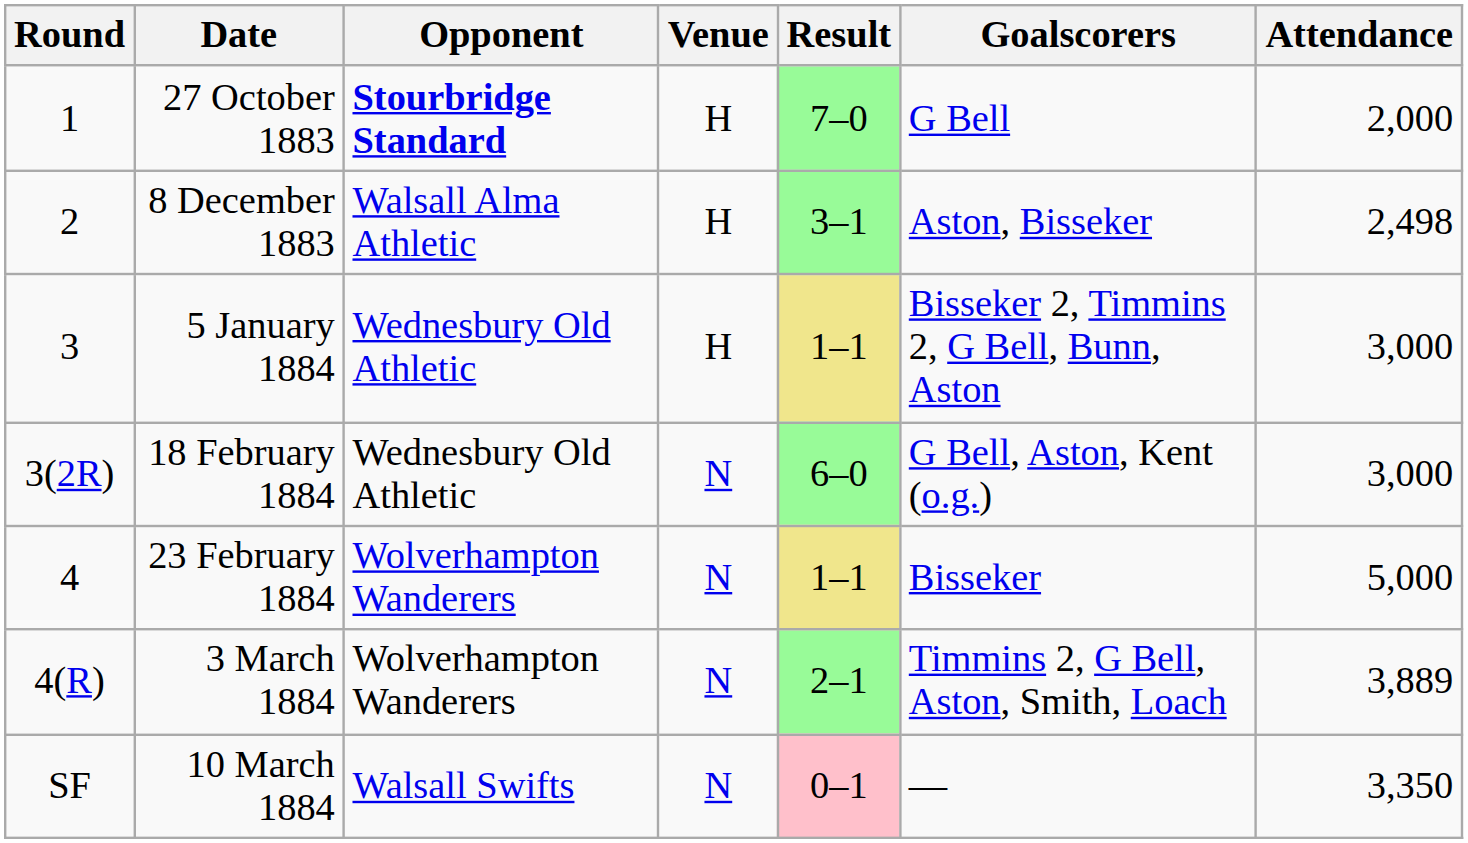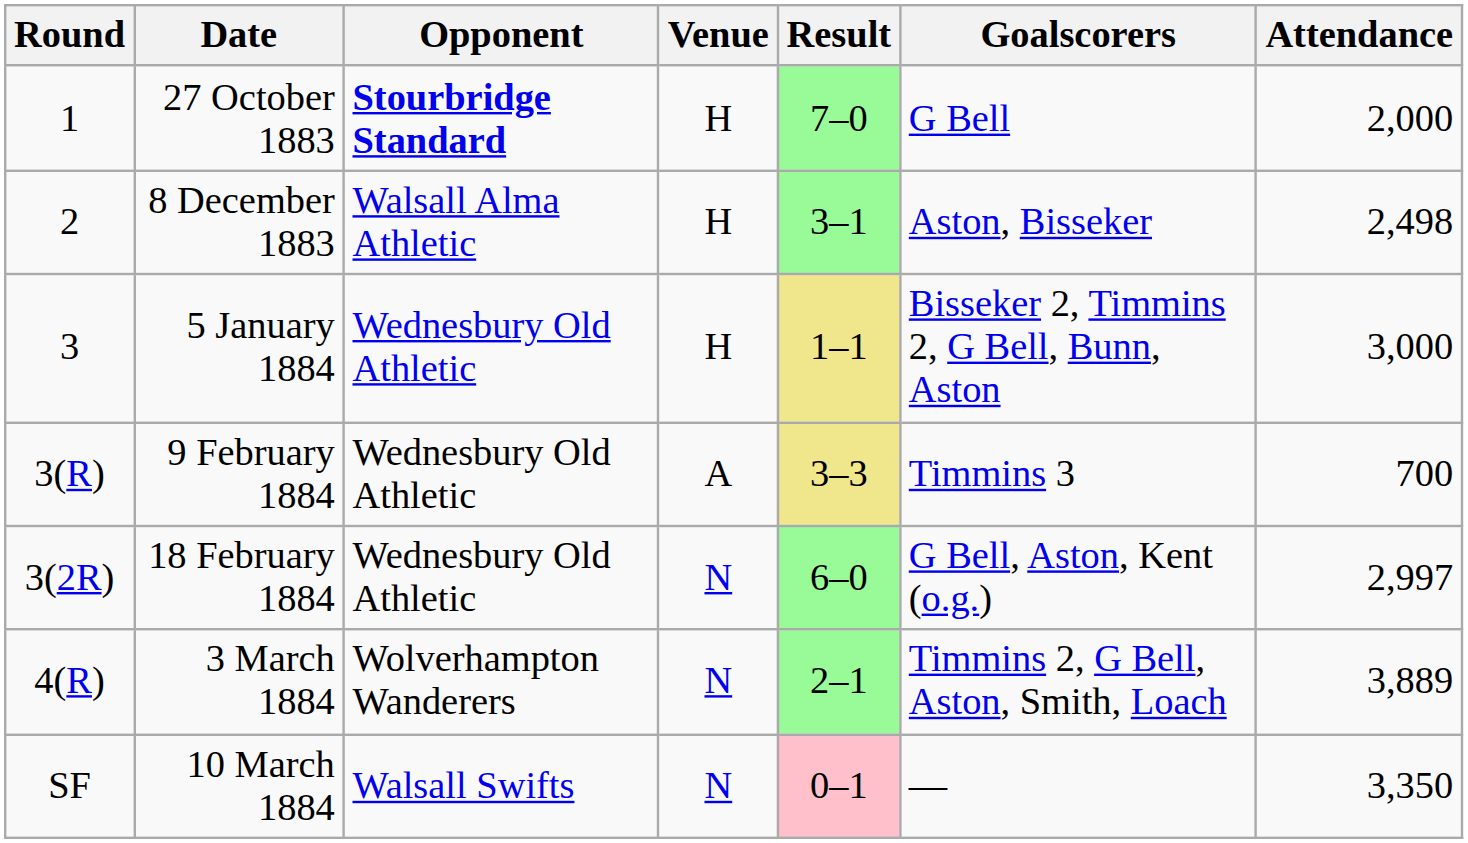+ row: (251, 472)
(1410, 472) 3,000 -> (1410, 577) 2,997
- row: (241, 577)
